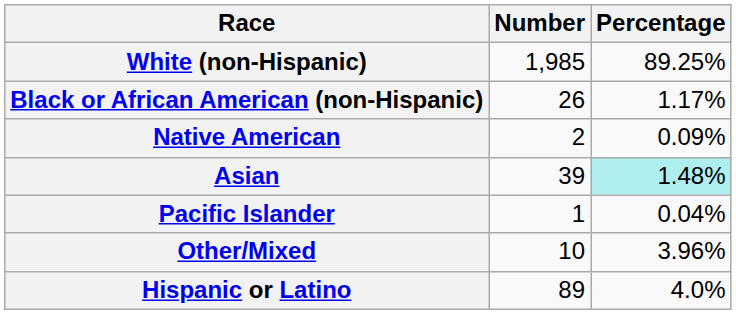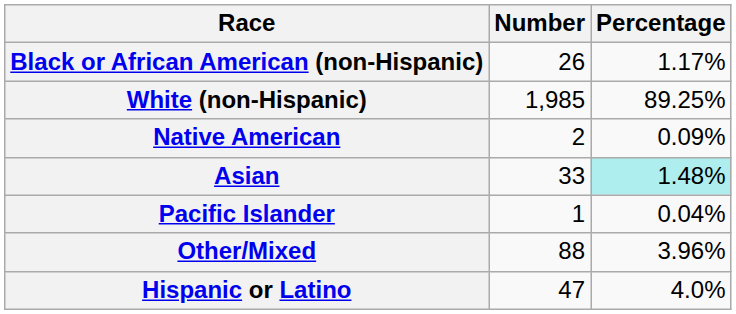rows swapped: (247, 61) <-> (247, 99)
(572, 175) 39 -> (572, 175) 33
(572, 251) 10 -> (572, 251) 88
(572, 289) 89 -> (572, 289) 47
